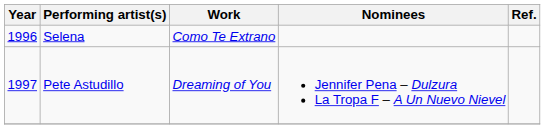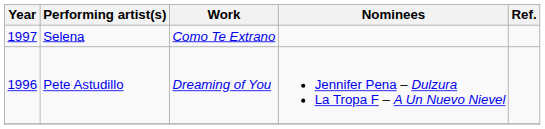(22, 36) 1996 -> (22, 36) 1997
(22, 85) 1997 -> (22, 85) 1996
